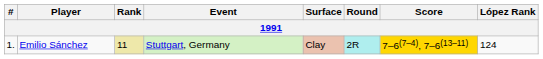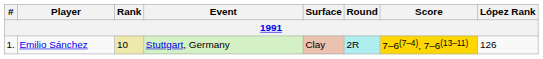(122, 45) 11 -> (123, 45) 10
(488, 45) 124 -> (488, 45) 126
